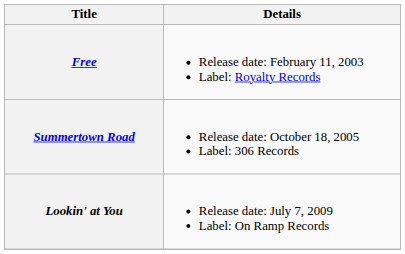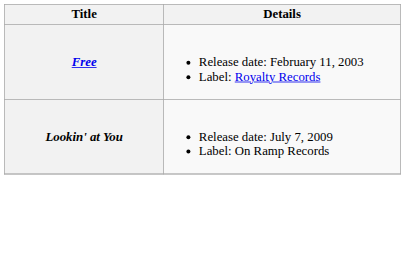- row: (84, 136)
